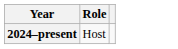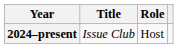+ column: (109, 14)
